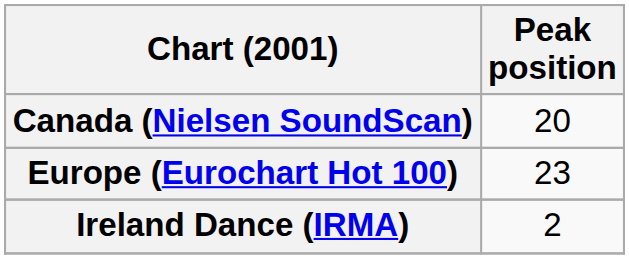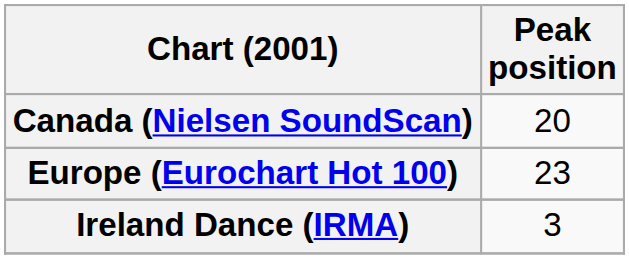(552, 225) 2 -> (552, 225) 3
